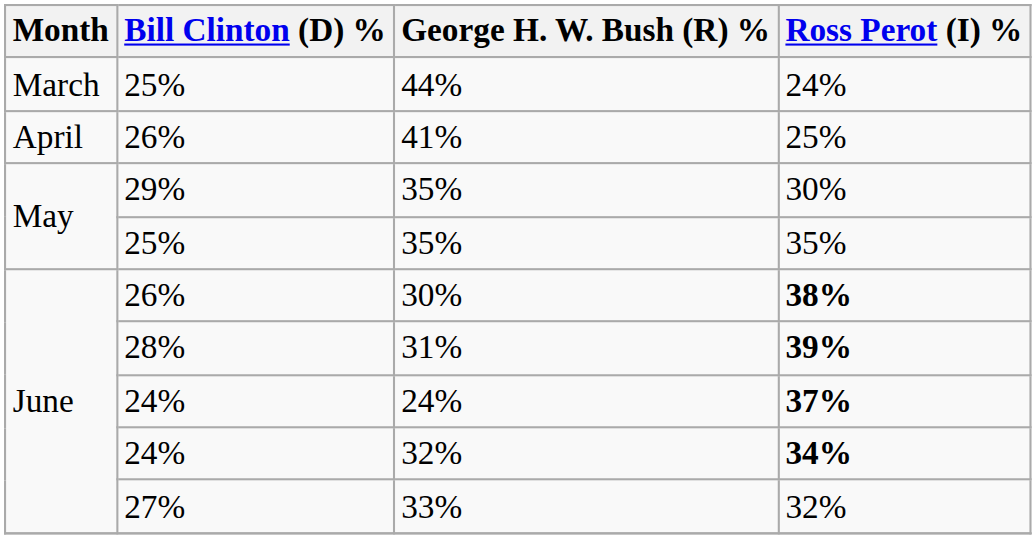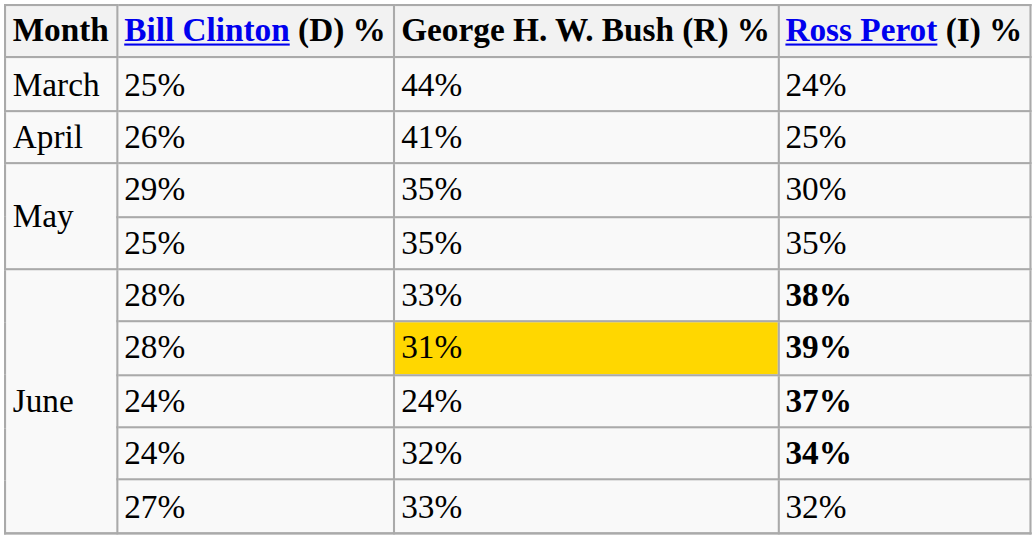(155, 294) 26% -> (155, 294) 28%
(432, 294) 30% -> (432, 294) 33%
(432, 347) no background -> (432, 347) gold background
